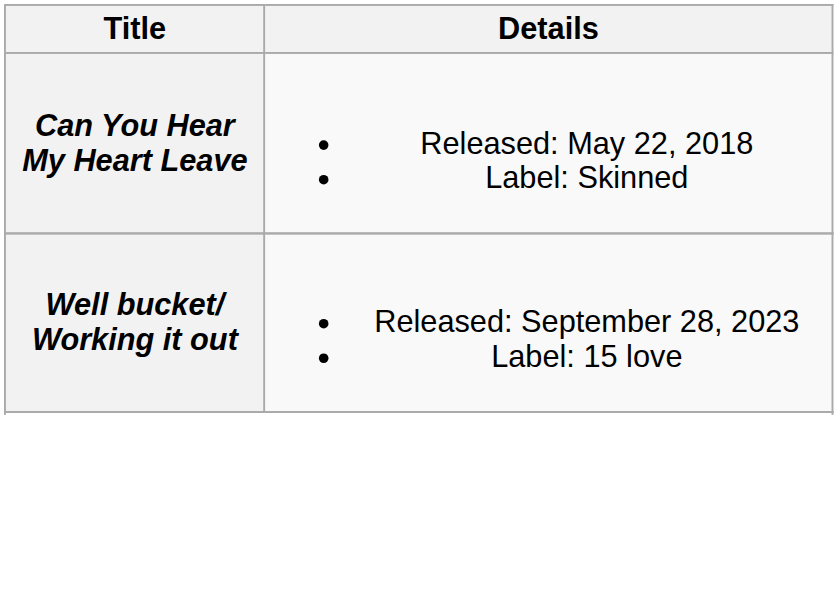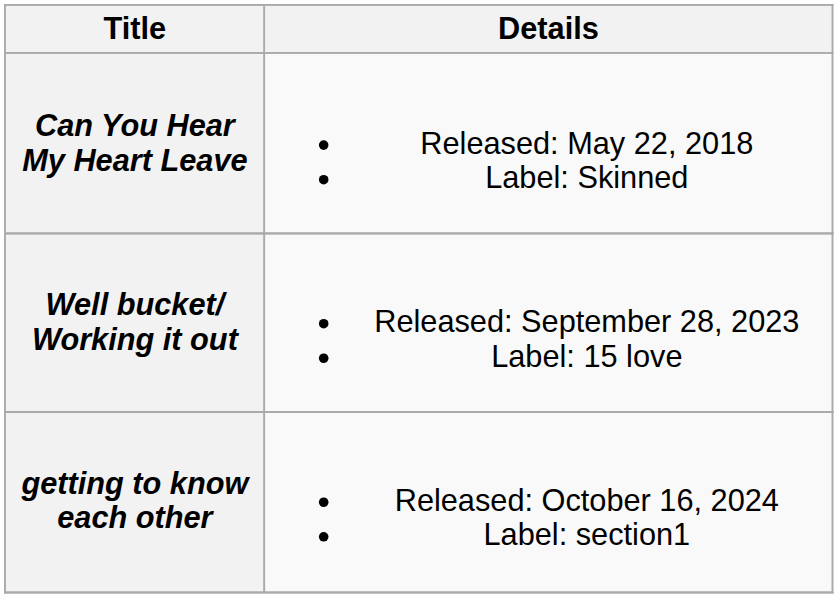+ row: (135, 501)
